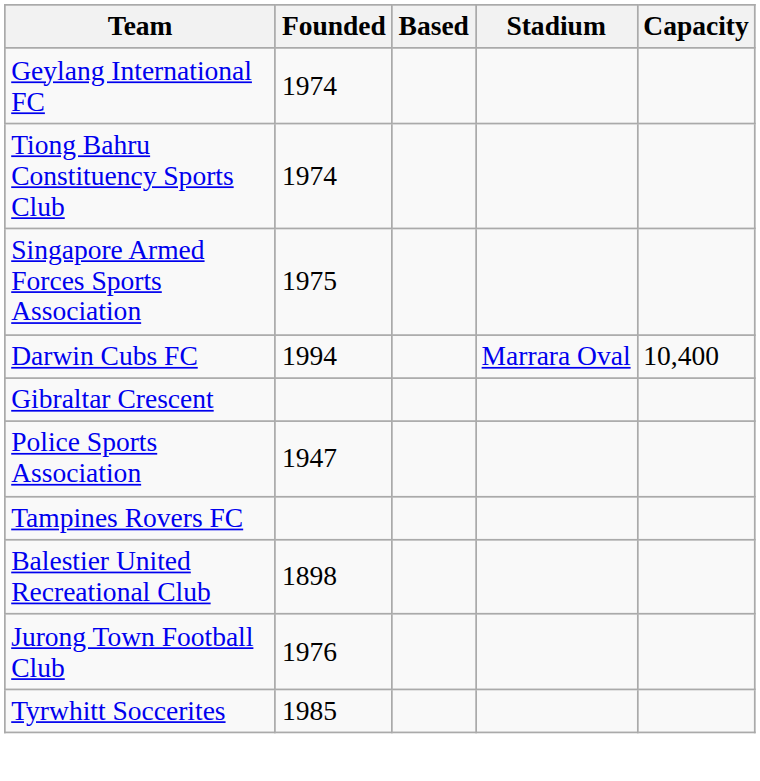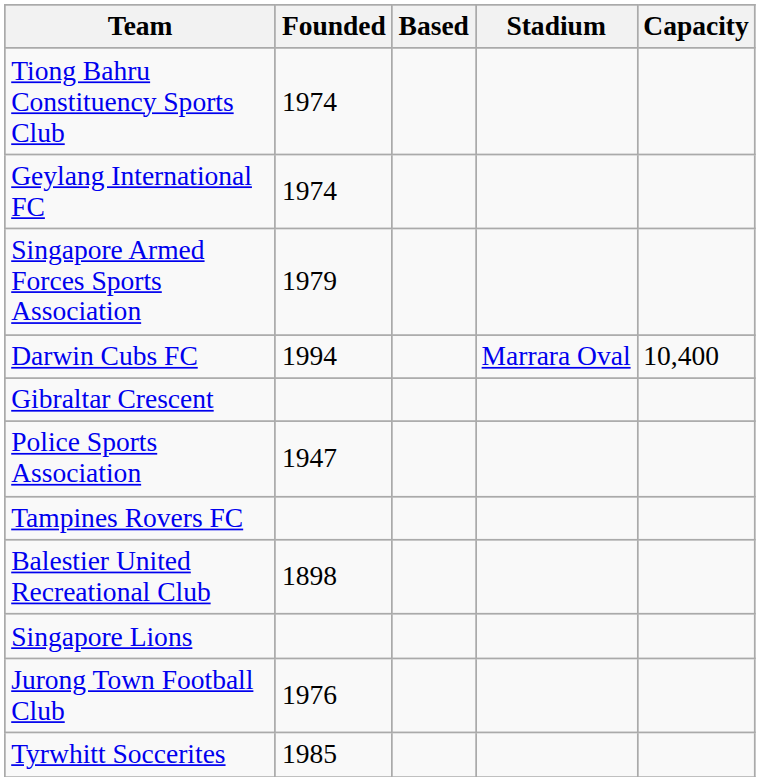rows swapped: (132, 85) <-> (122, 175)
(309, 281) 1975 -> (309, 281) 1979
+ row: (102, 635)
